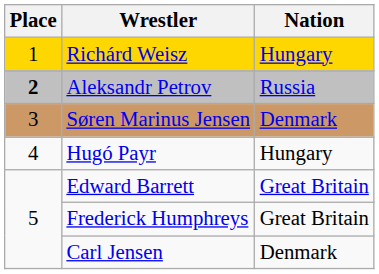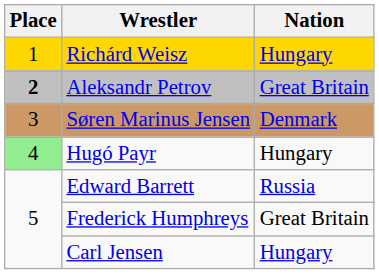(287, 86) Russia -> (314, 86) Great Britain
(33, 152) no background -> (33, 152) lightgreen background
(314, 185) Great Britain -> (287, 185) Russia
(298, 251) Denmark -> (296, 251) Hungary
